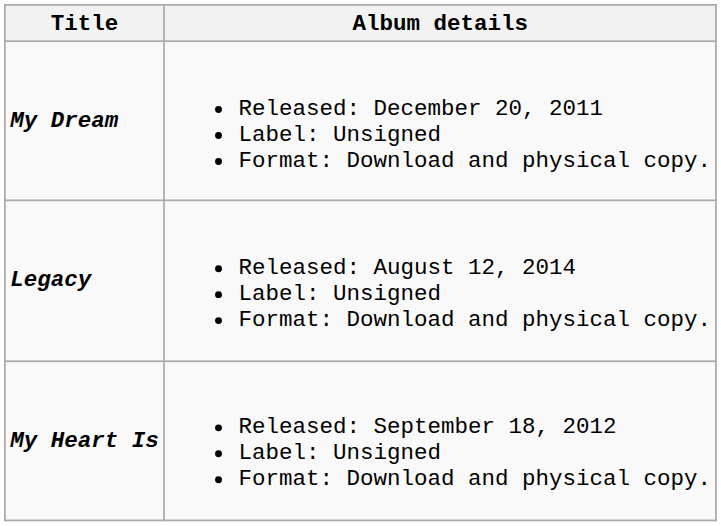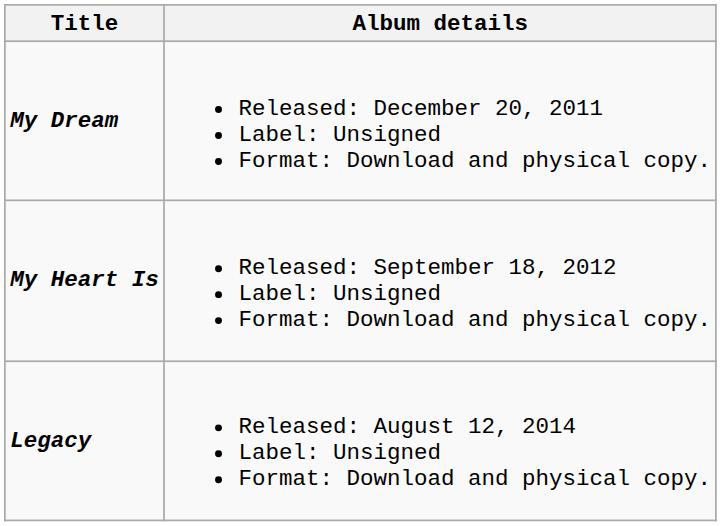rows swapped: (84, 440) <-> (51, 281)
